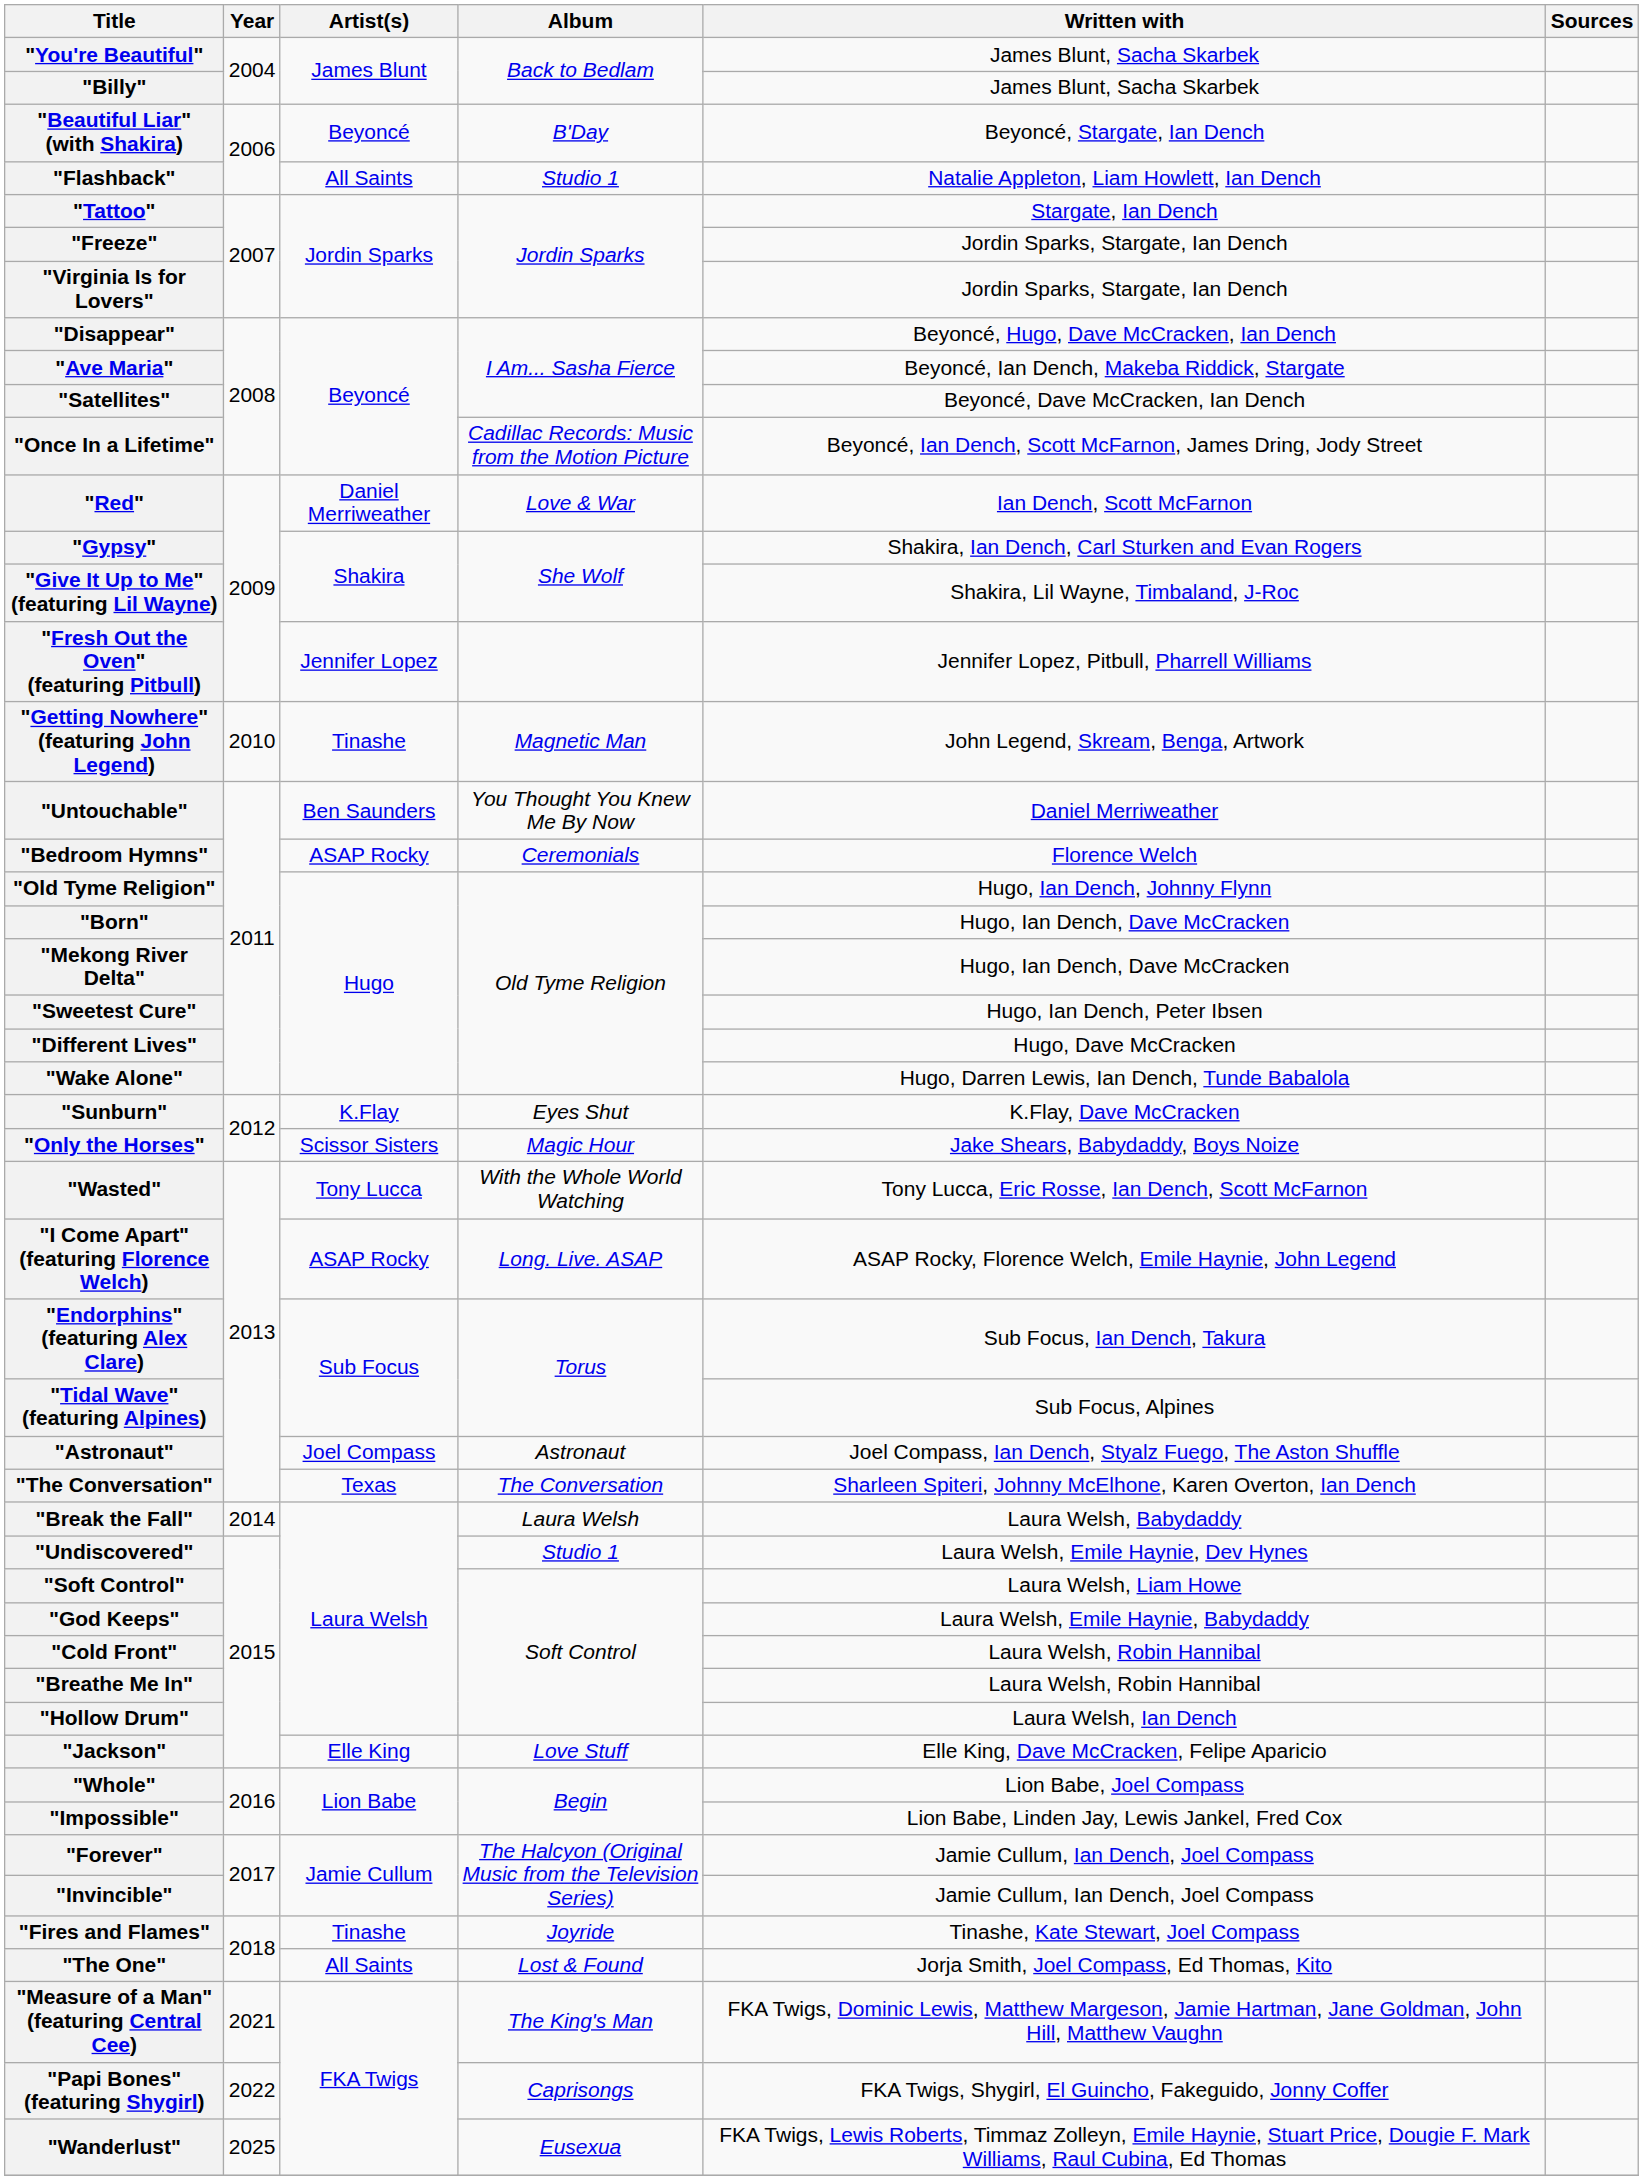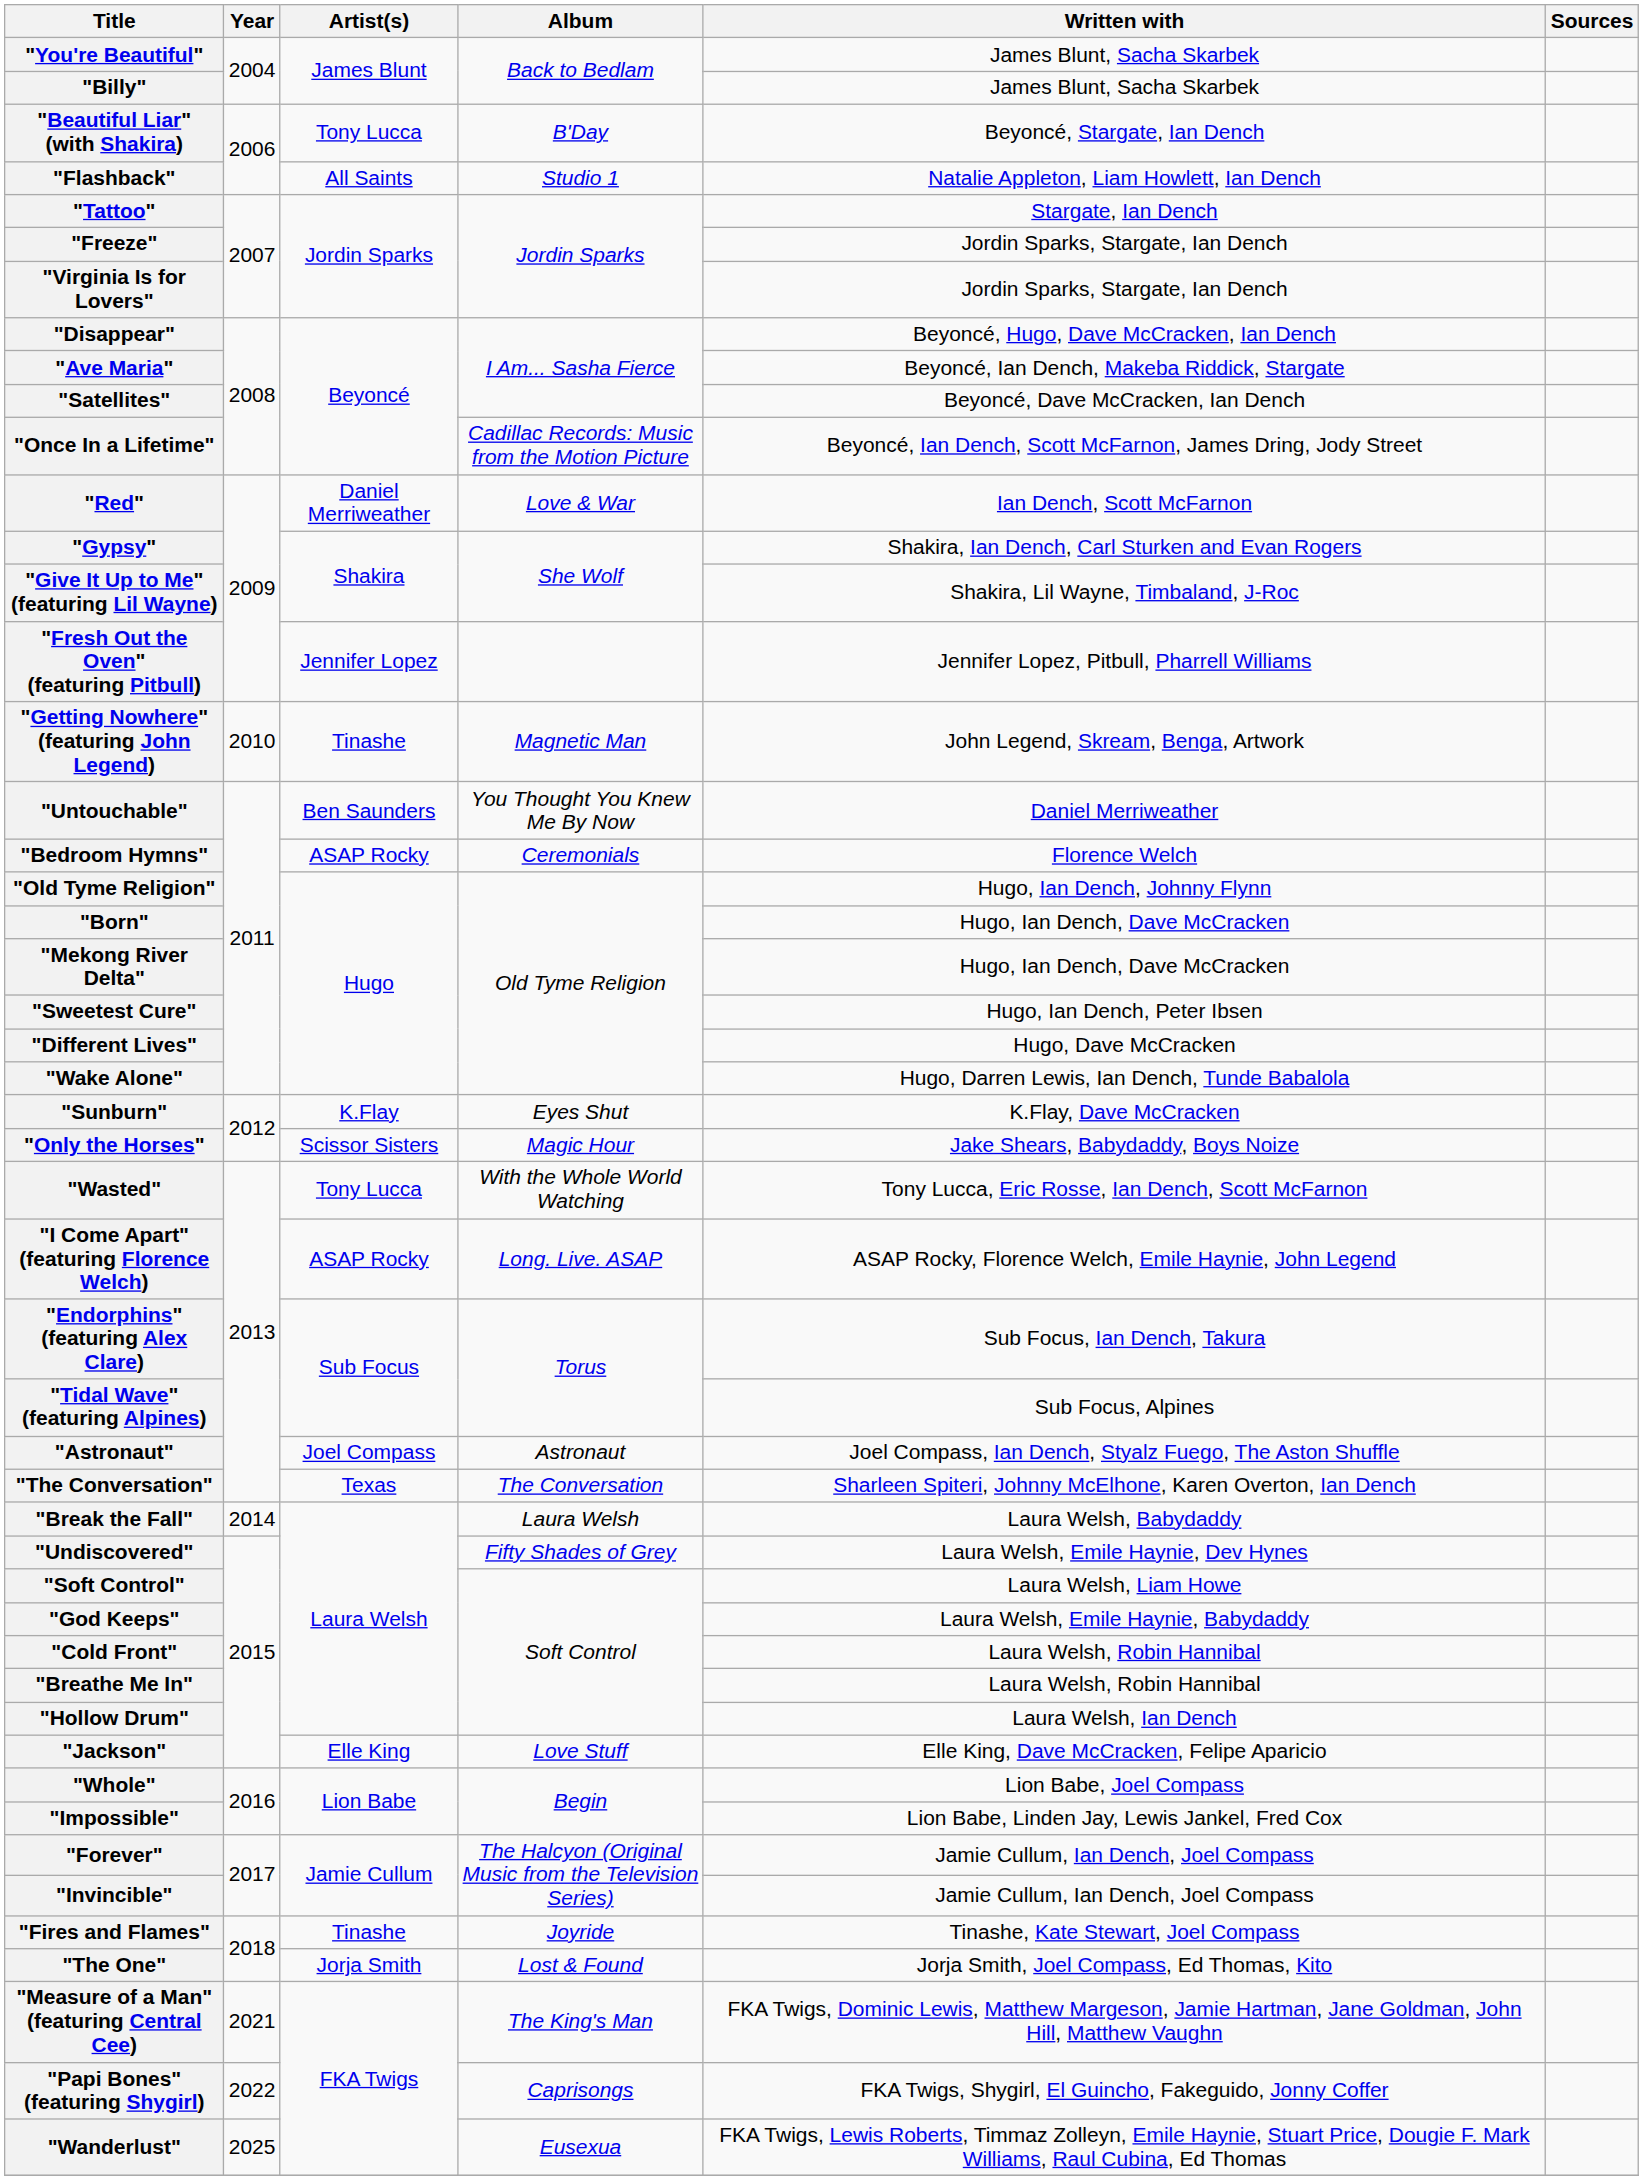(369, 132) Beyoncé -> (369, 132) Tony Lucca
(580, 1552) Studio 1 -> (580, 1552) Fifty Shades of Grey
(369, 1964) All Saints -> (369, 1964) Jorja Smith
